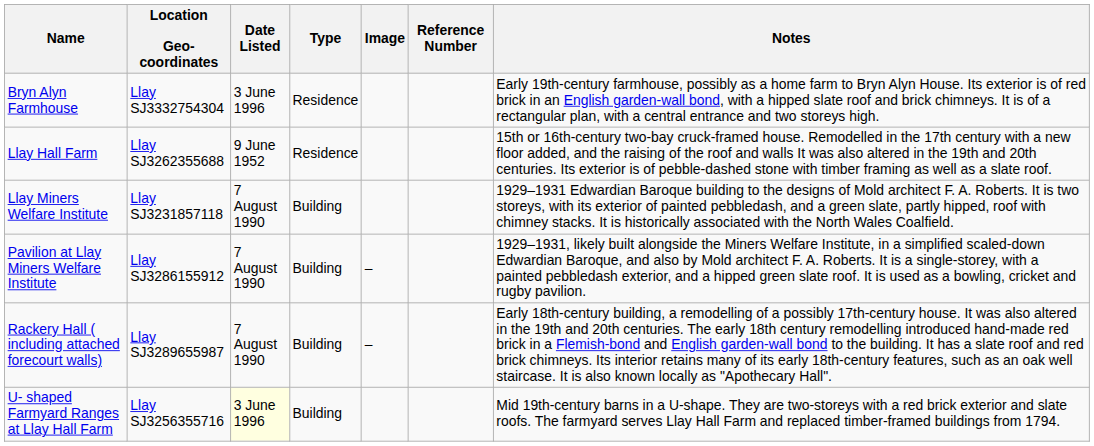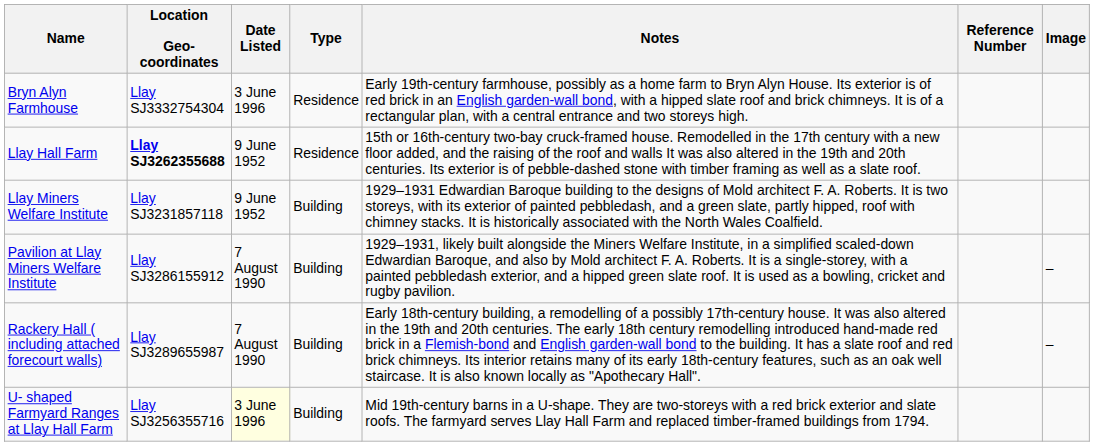columns swapped: (791, 39) <-> (385, 39)
(177, 153) normal -> (177, 153) bold
(255, 207) 7 August 1990 -> (255, 207) 9 June 1952
